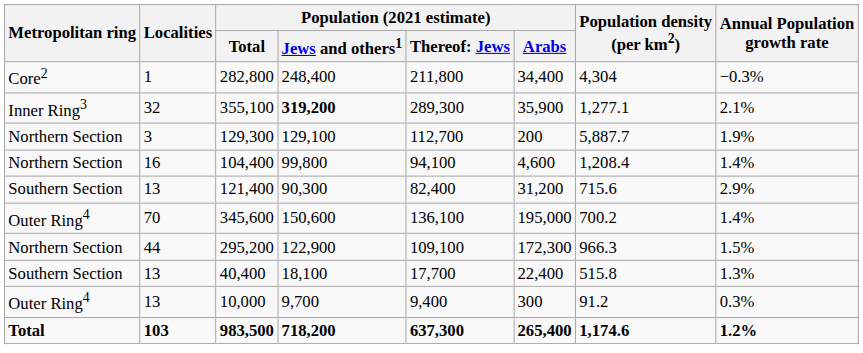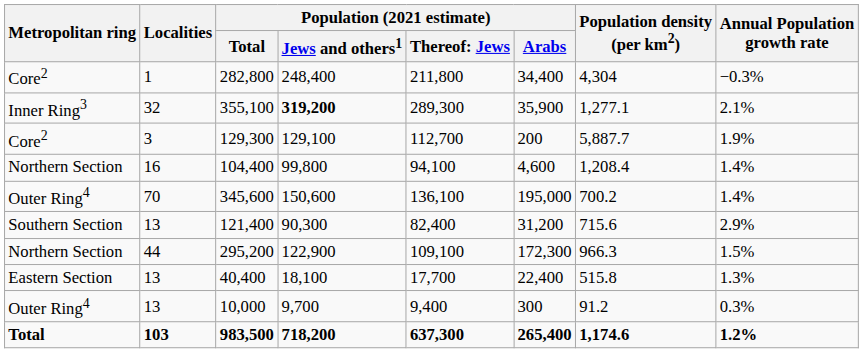(65, 136) Northern Section -> (28, 139) Core2
rows swapped: (247, 189) <-> (247, 218)
(65, 273) Southern Section -> (60, 277) Eastern Section
